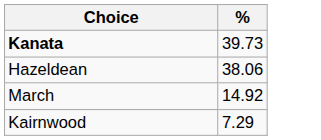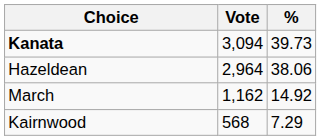+ column: (243, 17)
